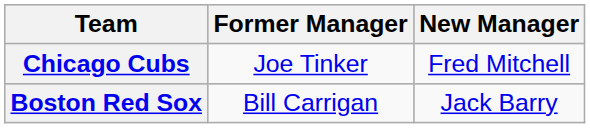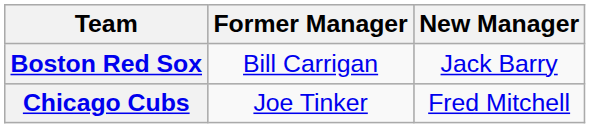rows swapped: (106, 102) <-> (106, 63)
